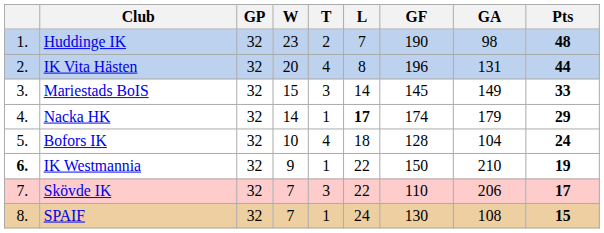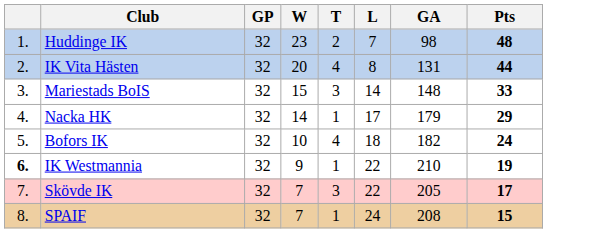- column: (416, 16)
(490, 91) 149 -> (429, 91) 148
(362, 116) bold -> (373, 116) normal
(490, 141) 104 -> (429, 141) 182
(490, 191) 206 -> (429, 191) 205
(490, 215) 108 -> (429, 215) 208
